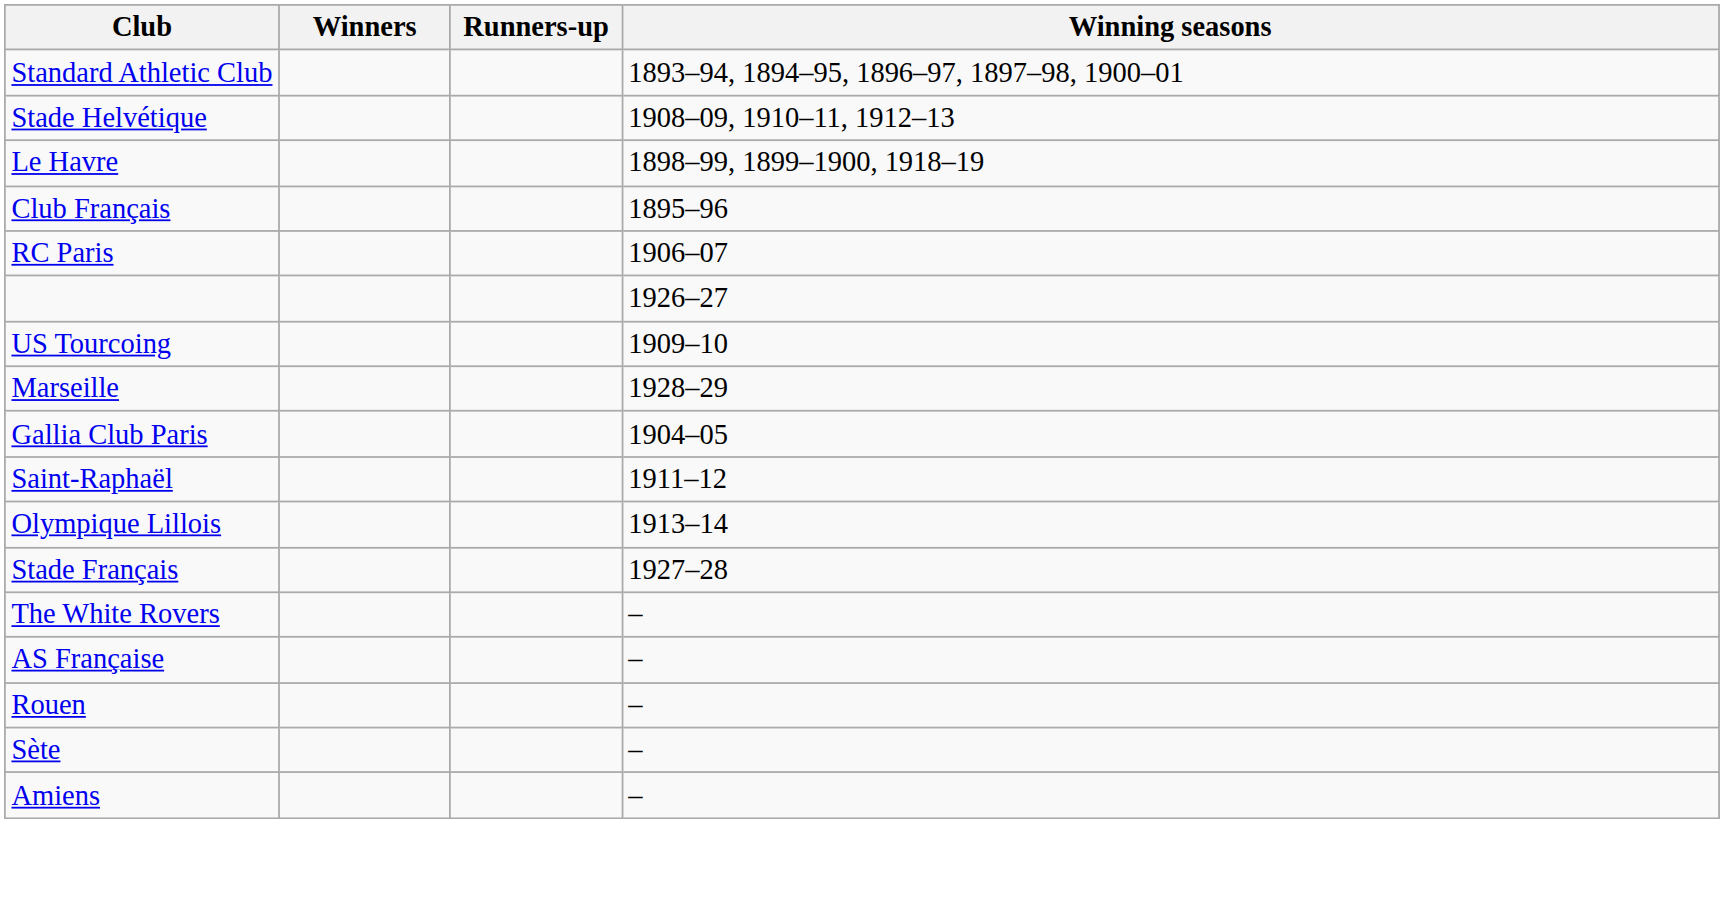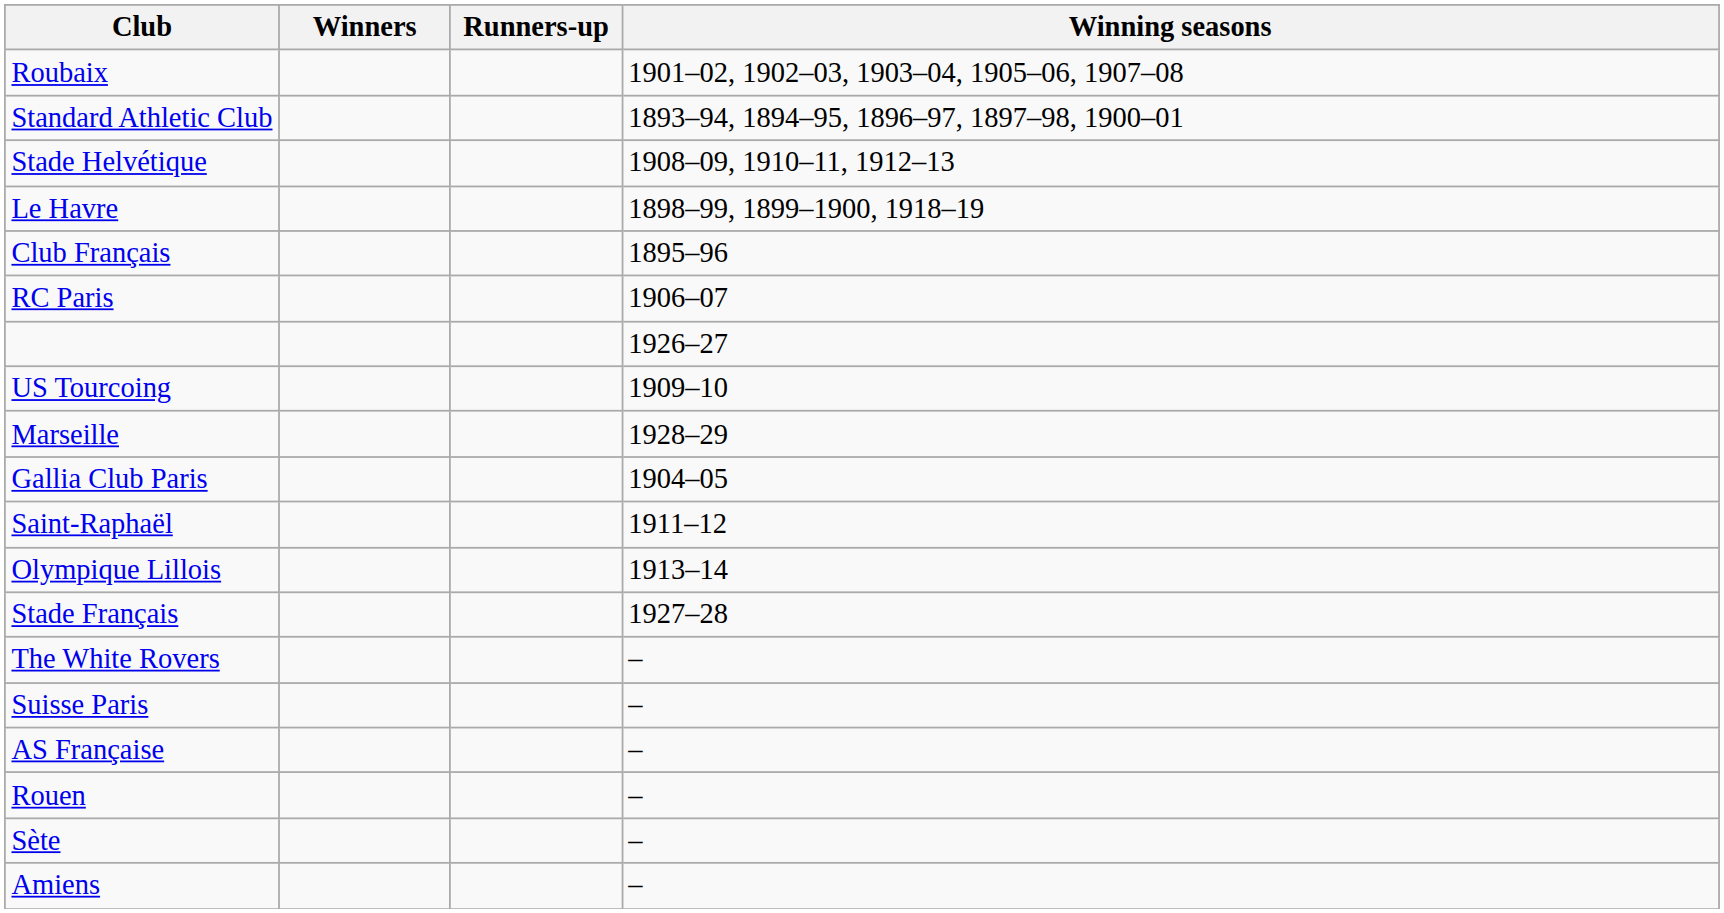+ row: (60, 72)
+ row: (80, 704)
